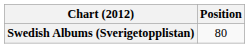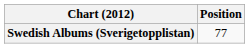(221, 33) 80 -> (221, 33) 77
